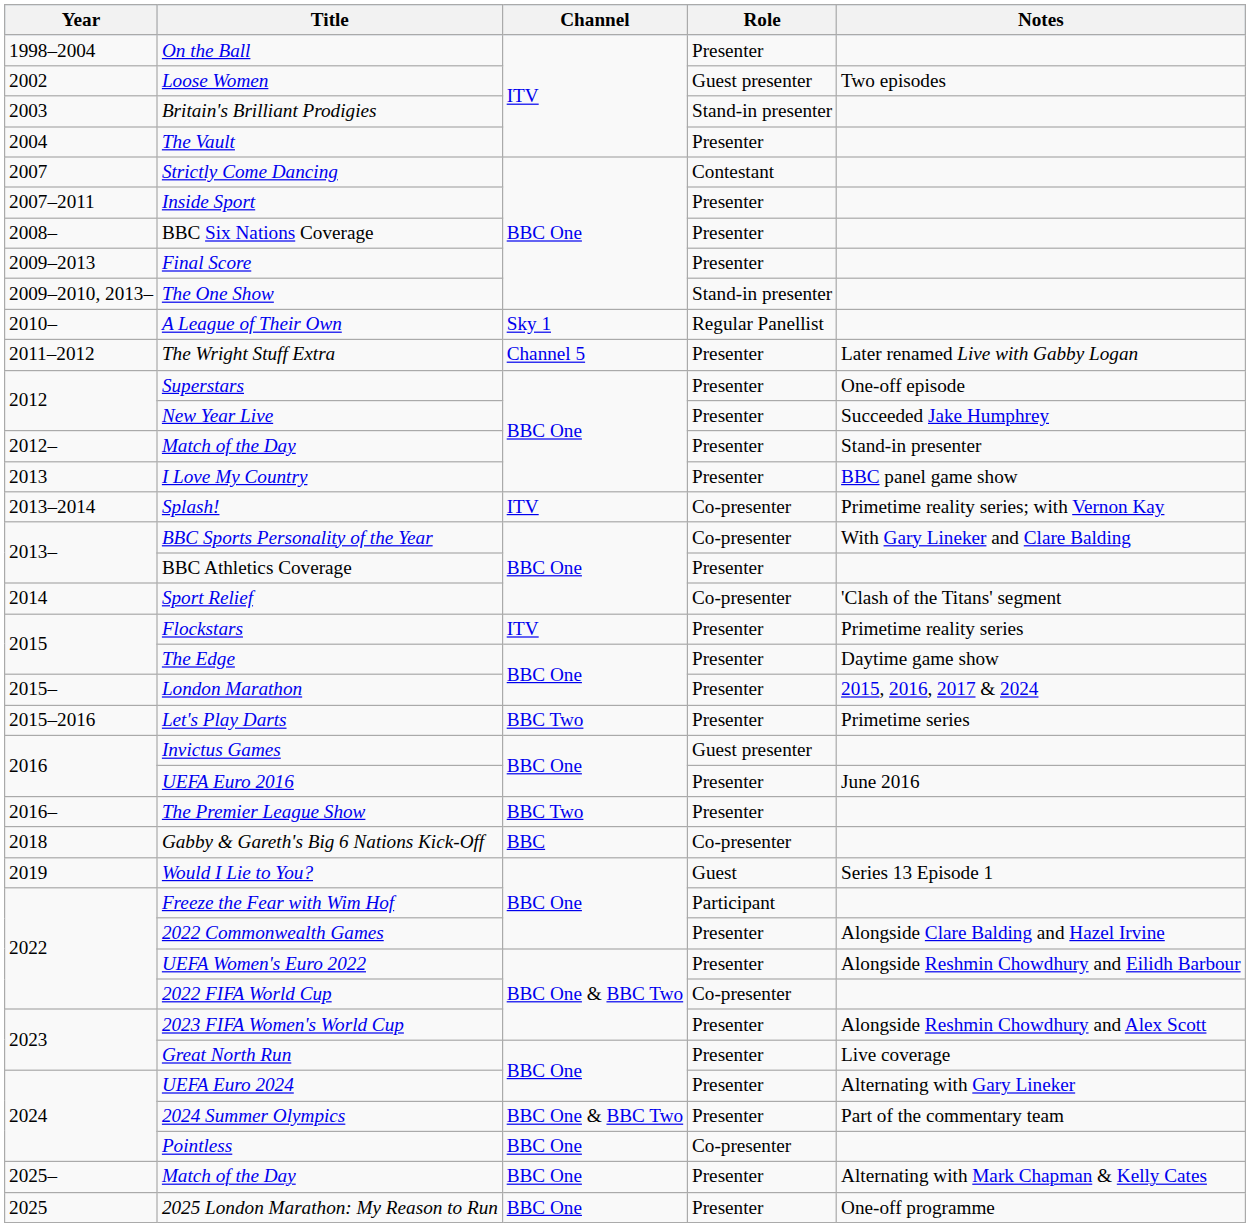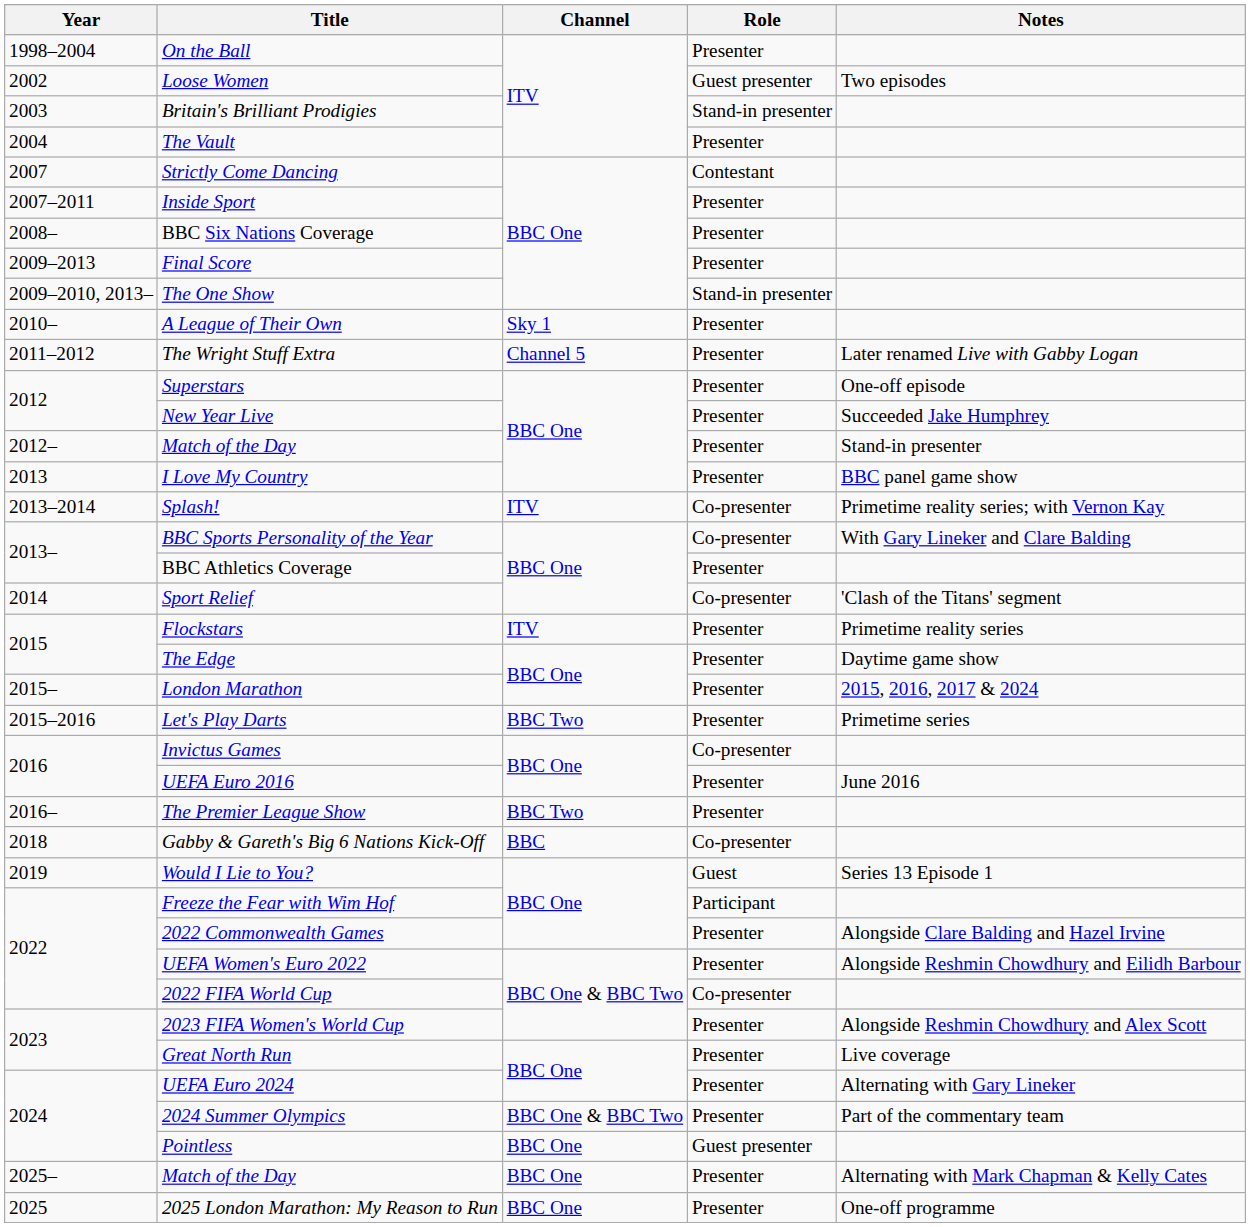(758, 324) Regular Panellist -> (728, 324) Presenter
(752, 750) Guest presenter -> (742, 750) Co-presenter
(742, 1146) Co-presenter -> (752, 1146) Guest presenter
